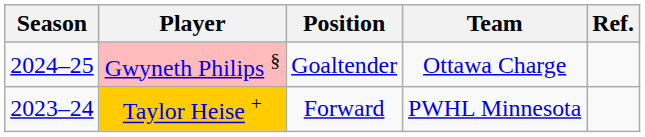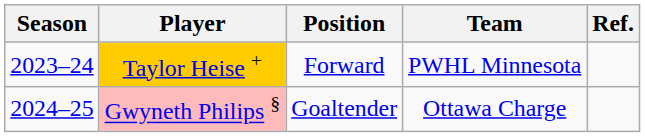rows swapped: (192, 108) <-> (192, 64)
